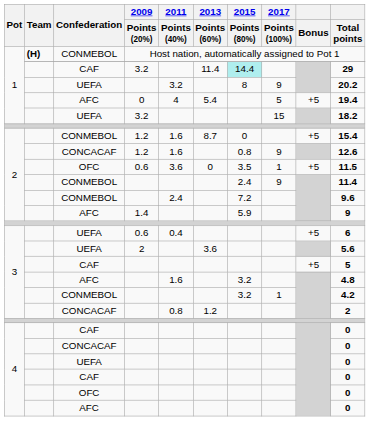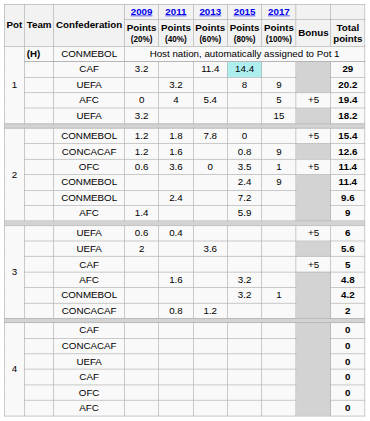(176, 136) 1.6 -> (176, 136) 1.8
(210, 136) 8.7 -> (210, 136) 7.8
(348, 167) 11.5 -> (348, 167) 11.4
